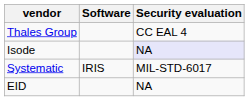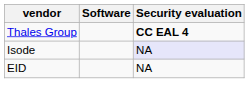(161, 31) normal -> (162, 31) bold
- row: (35, 68)
